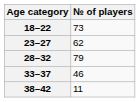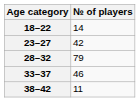(78, 27) 73 -> (78, 27) 14
(78, 43) 62 -> (78, 43) 42
